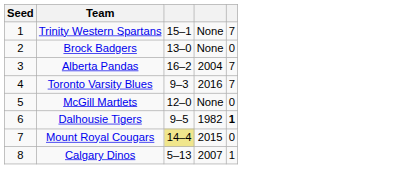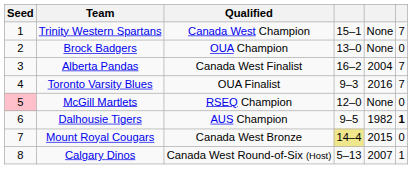+ column: (249, 13)
(20, 102) no background -> (20, 102) pink background
